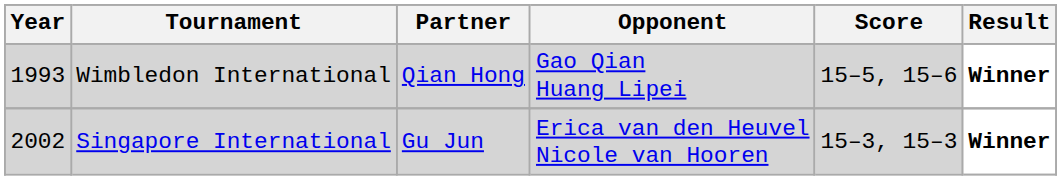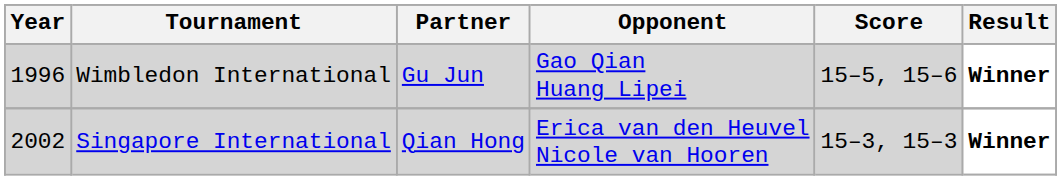(38, 76) 1993 -> (38, 76) 1996
(463, 76) Qian Hong -> (443, 76) Gu Jun
(443, 141) Gu Jun -> (463, 141) Qian Hong
